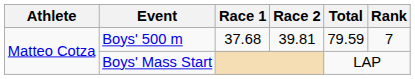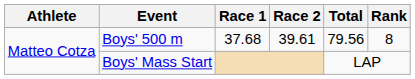(297, 39) 39.81 -> (297, 39) 39.61
(346, 39) 79.59 -> (346, 39) 79.56
(389, 39) 7 -> (389, 39) 8
